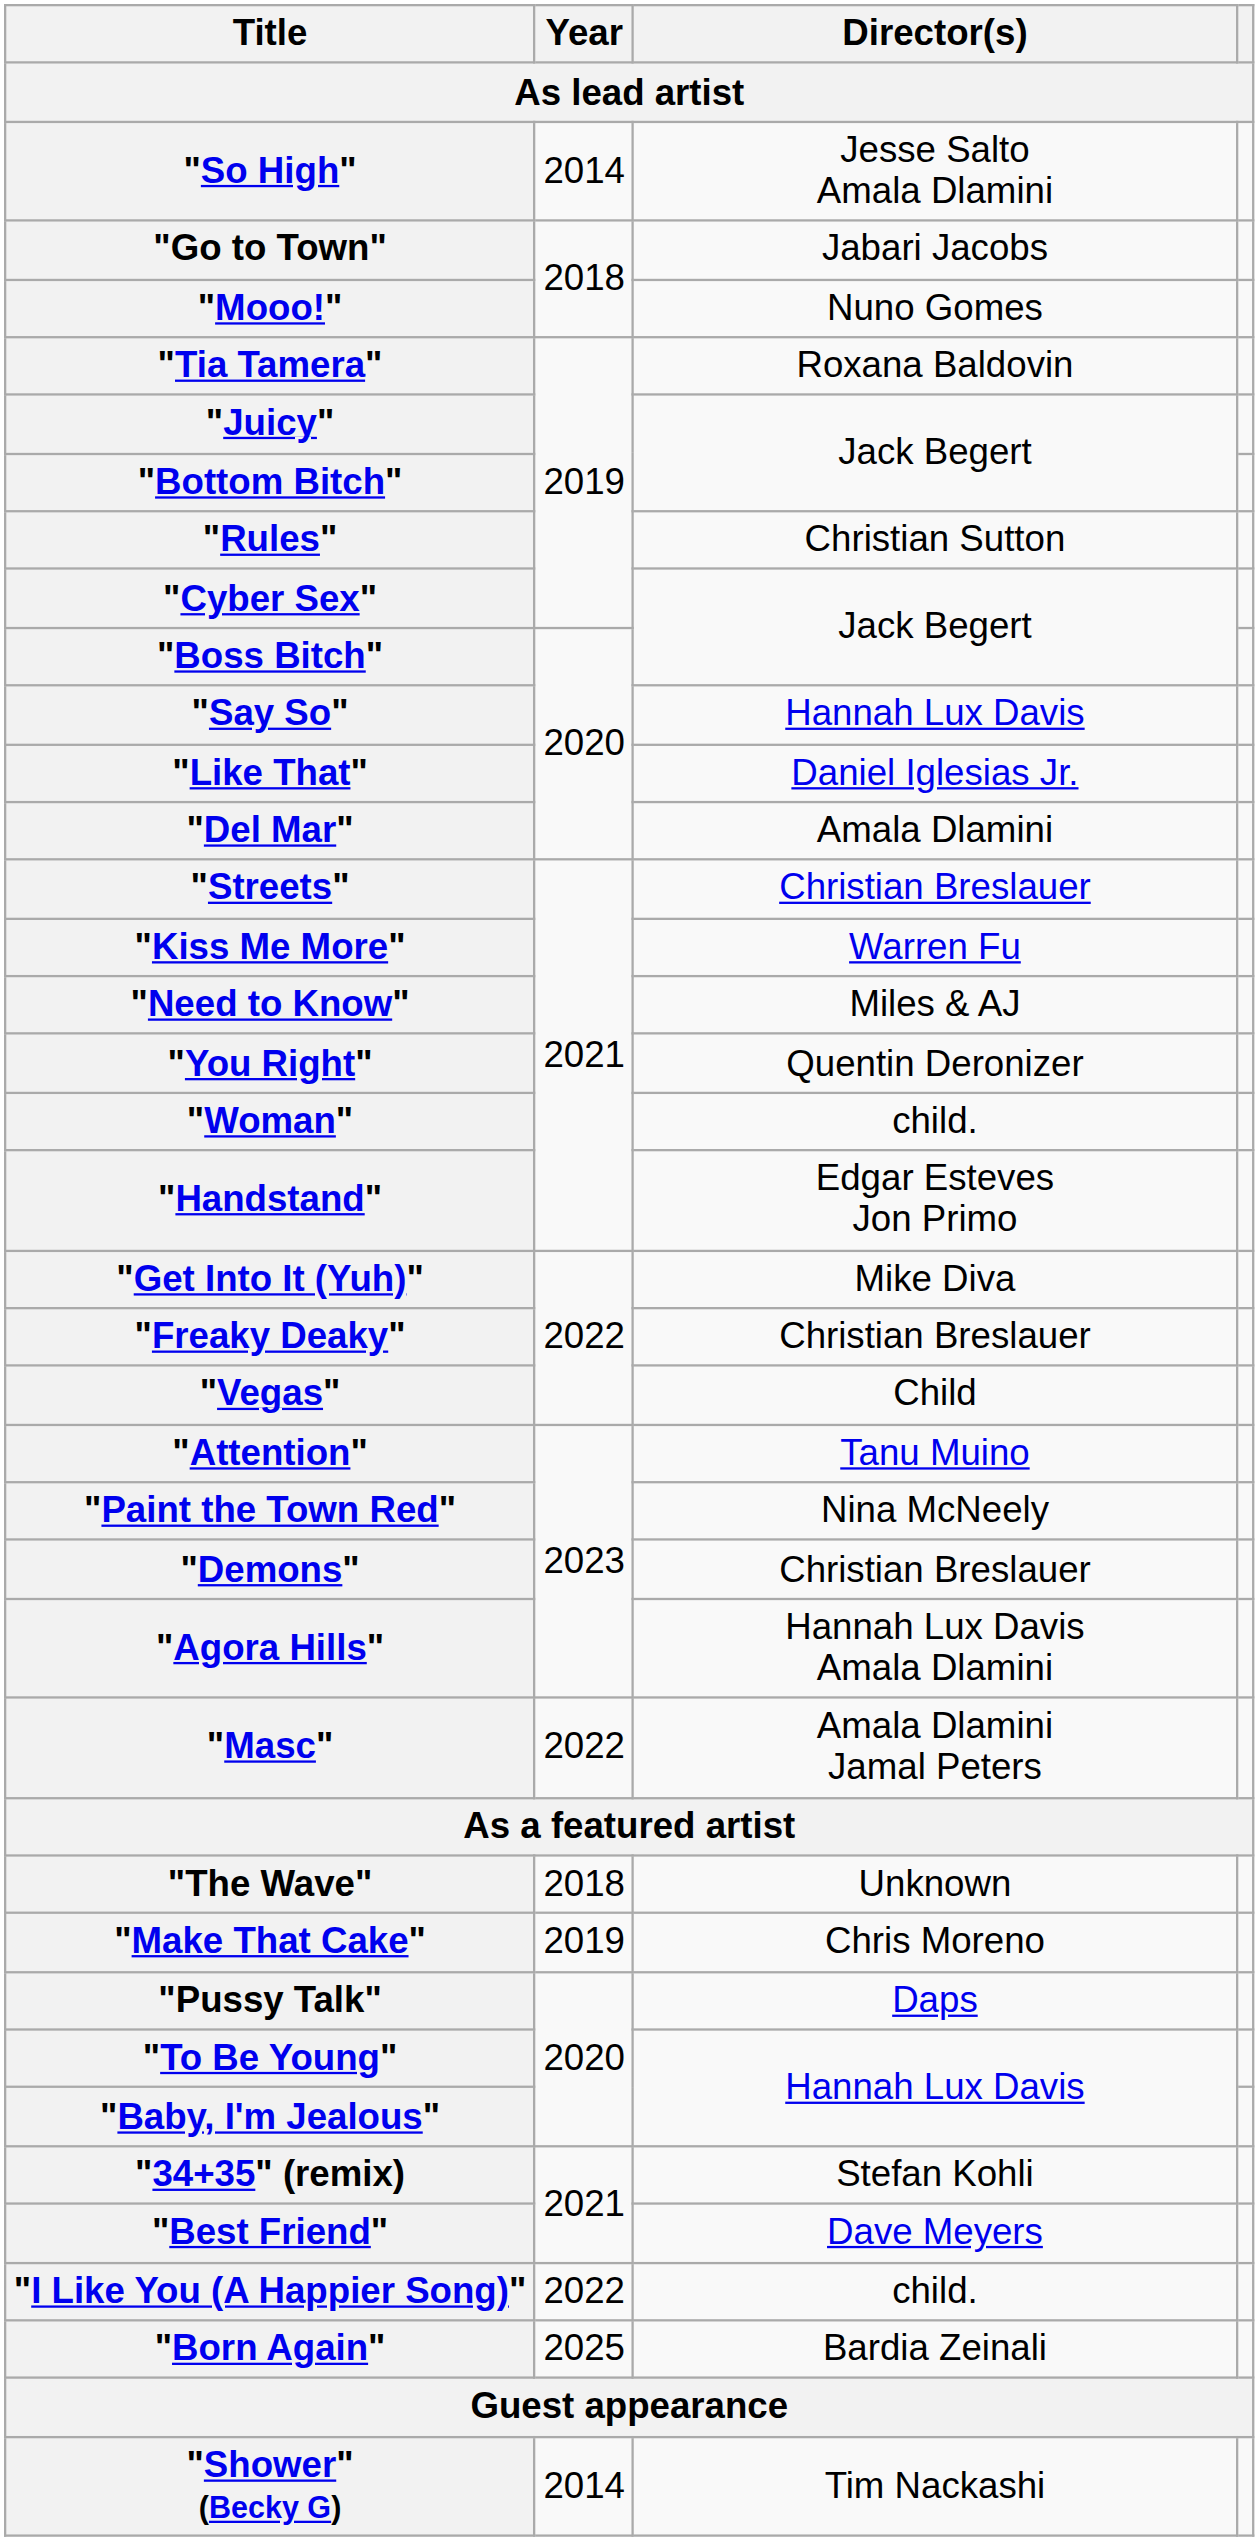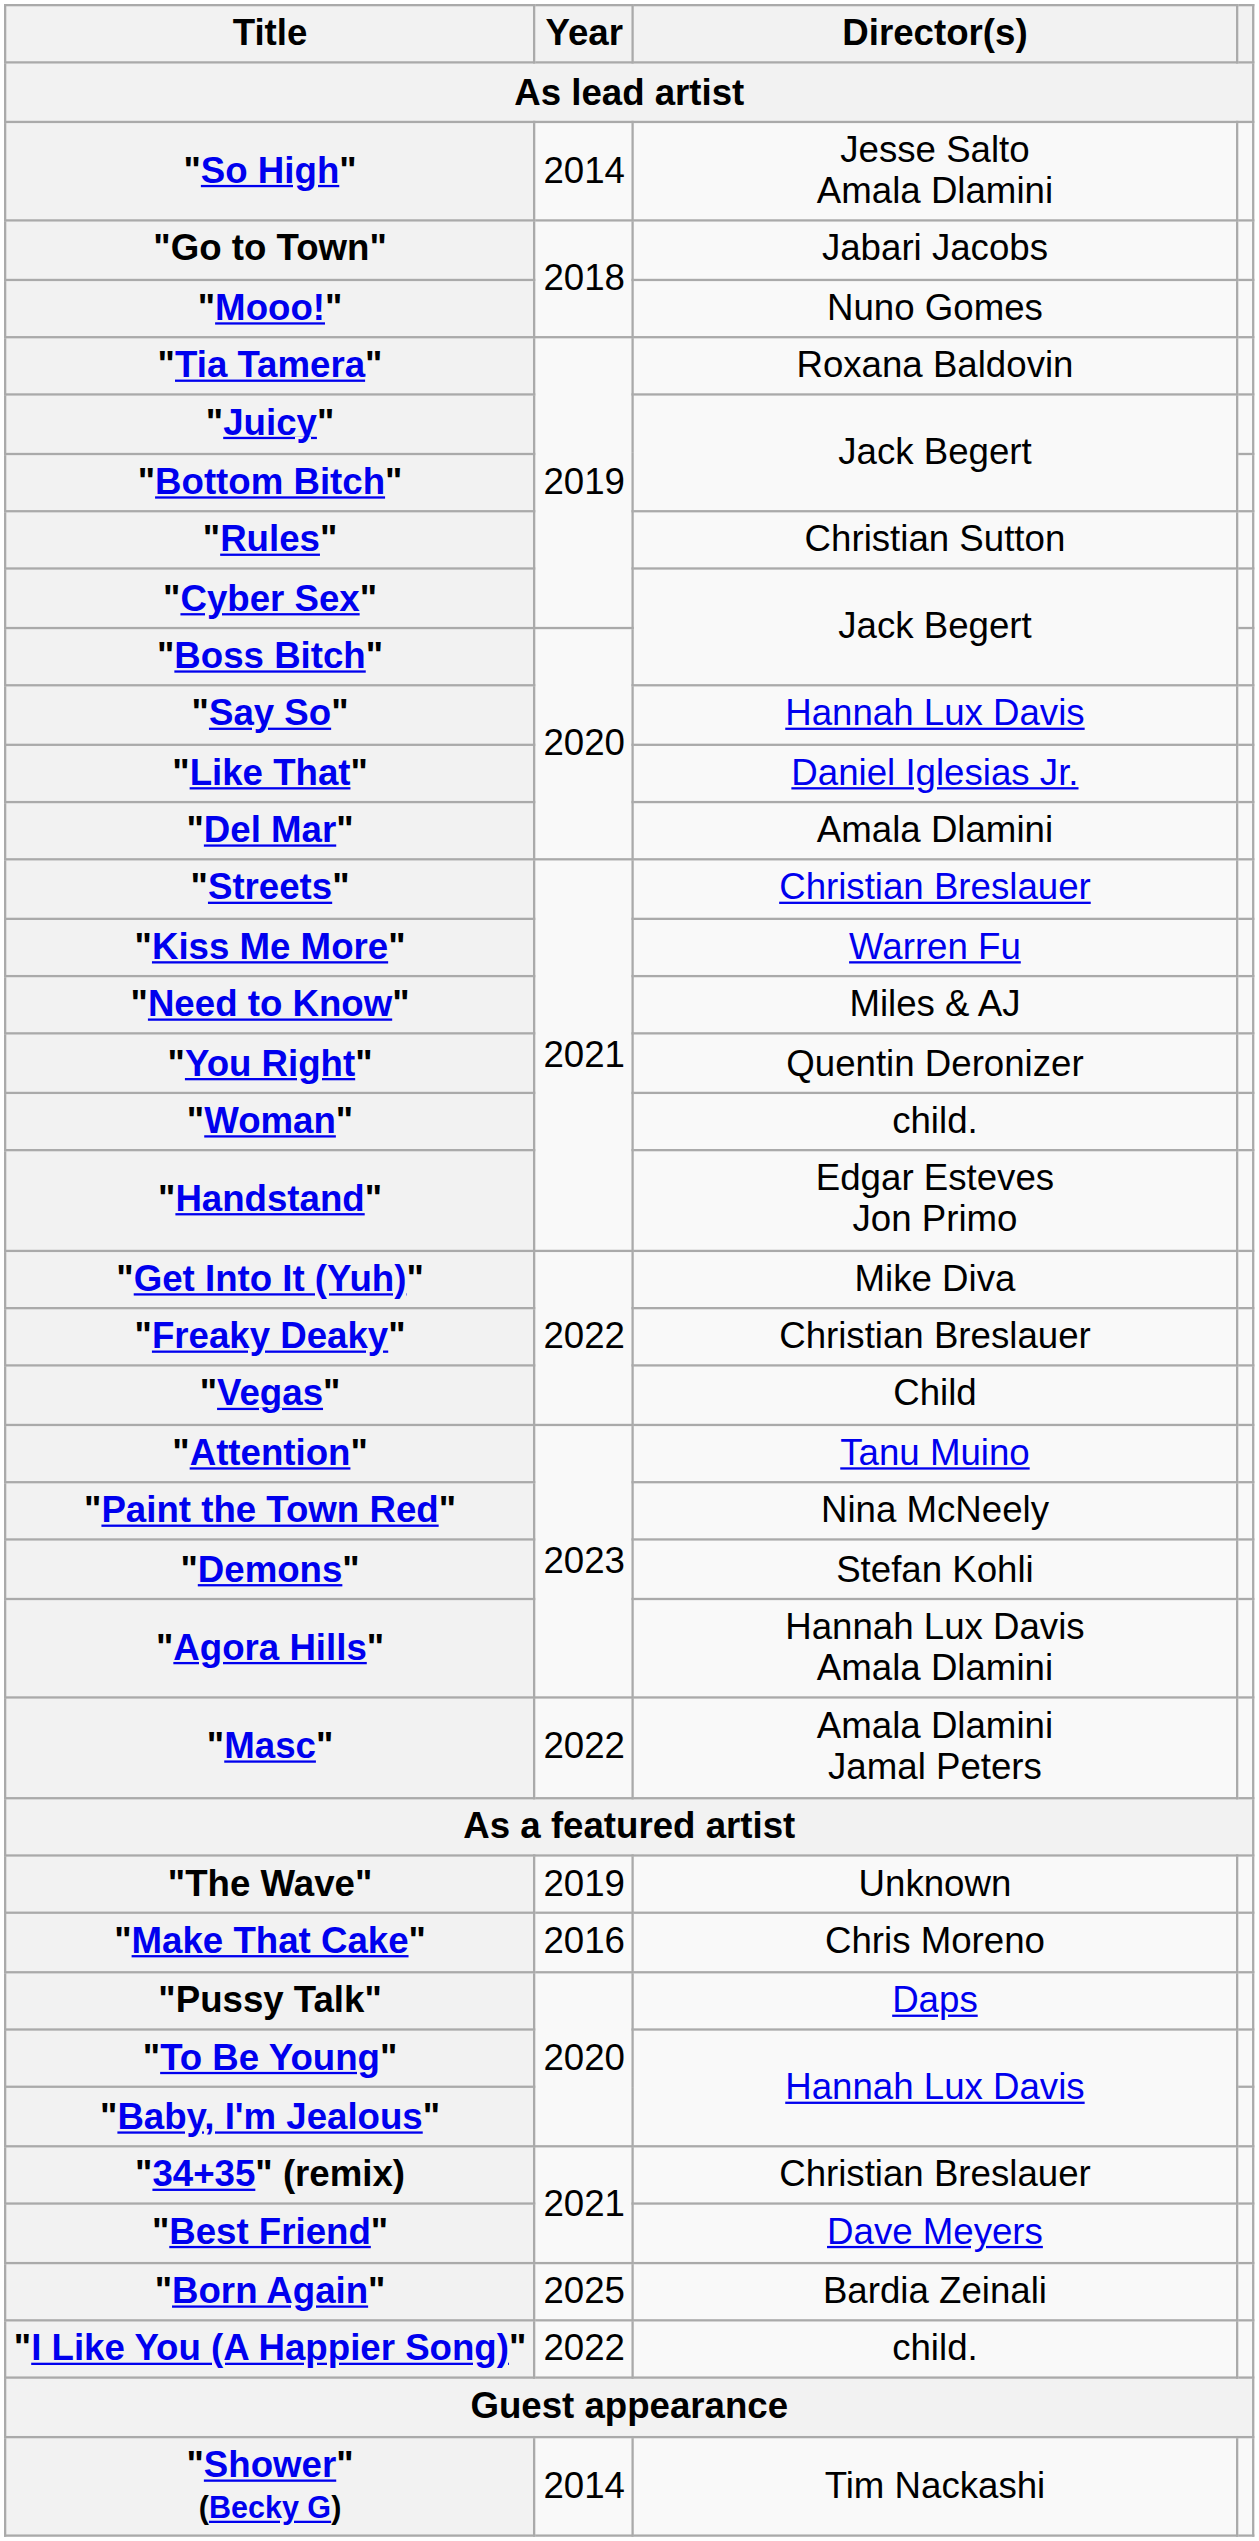(935, 1568) Christian Breslauer -> (935, 1568) Stefan Kohli
(584, 1883) 2018 -> (584, 1883) 2019
(584, 1941) 2019 -> (584, 1941) 2016
(935, 2174) Stefan Kohli -> (935, 2174) Christian Breslauer
rows swapped: (270, 2290) <-> (270, 2348)
